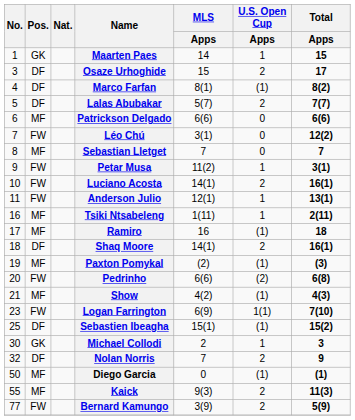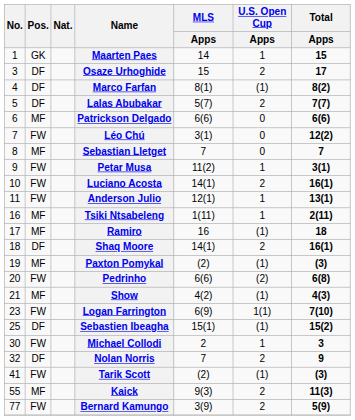(38, 343) GK -> (38, 343) FW
+ row: (124, 375)
- row: (124, 375)
